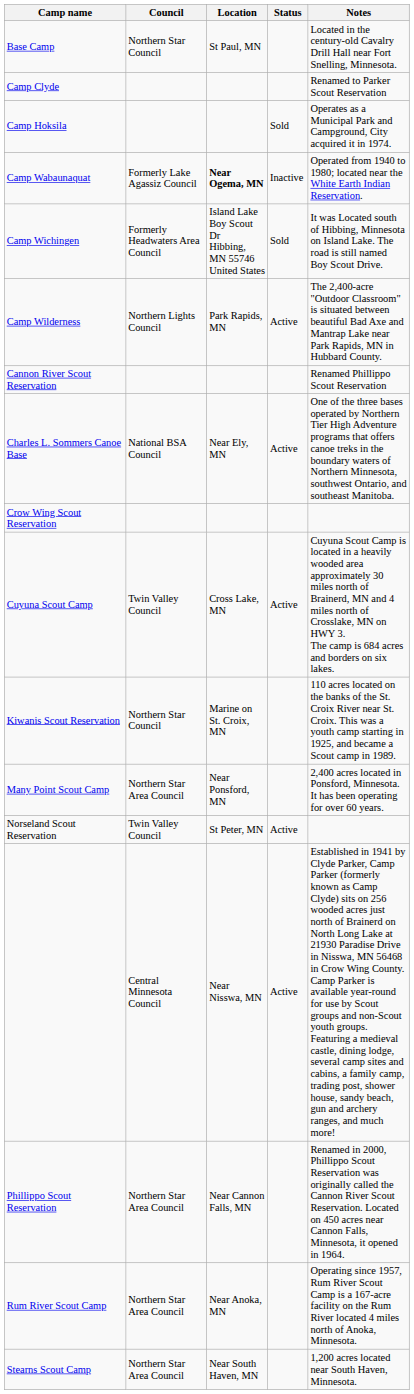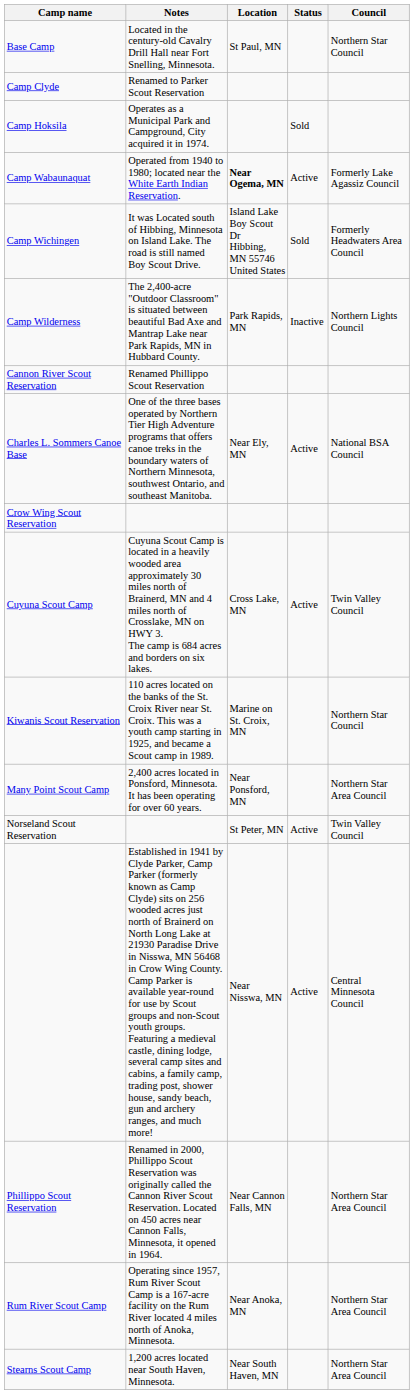columns swapped: (166, 12) <-> (359, 12)
(287, 178) Inactive -> (304, 178) Active
(284, 322) Active -> (307, 322) Inactive
